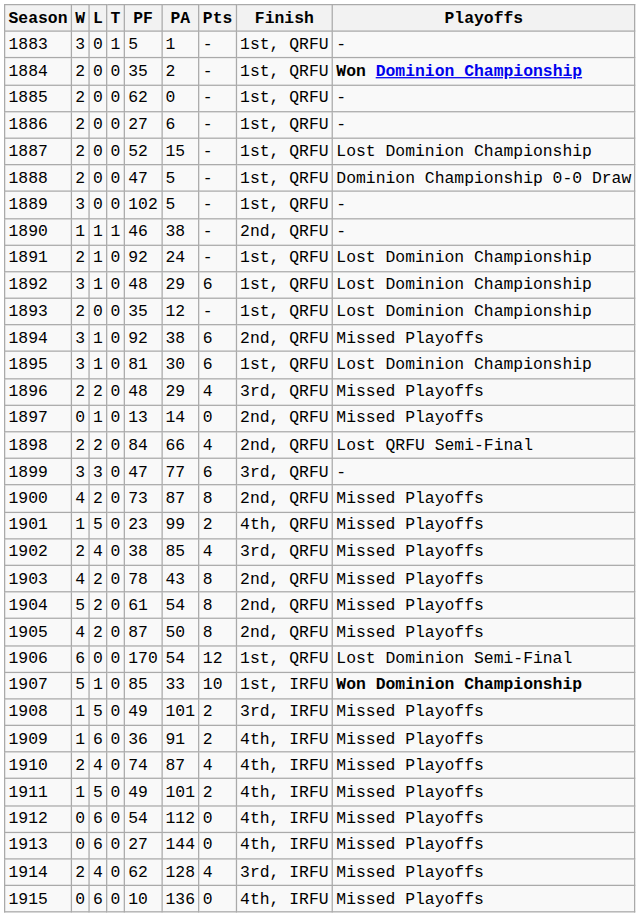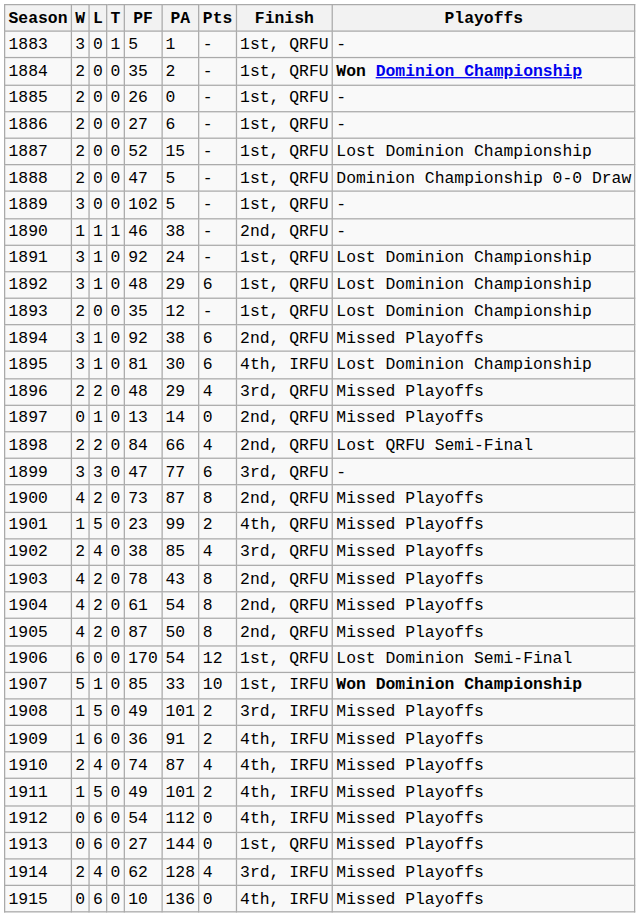(138, 98) 62 -> (138, 98) 26
(80, 258) 2 -> (80, 258) 3
(284, 365) 1st, QRFU -> (284, 365) 4th, IRFU
(80, 605) 5 -> (80, 605) 4
(284, 846) 4th, IRFU -> (284, 846) 1st, QRFU
